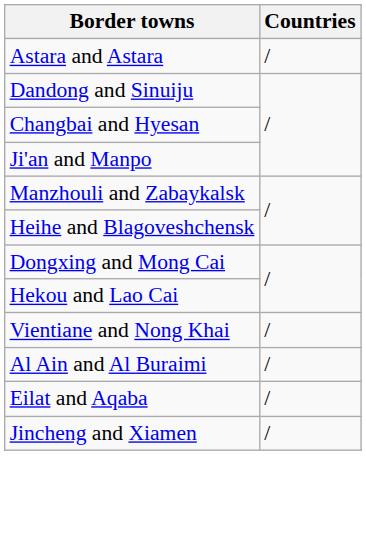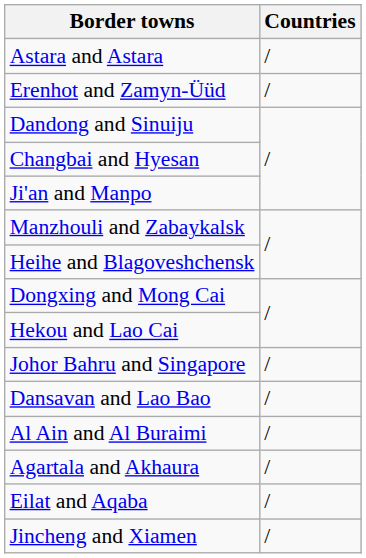+ row: (118, 90)
+ row: (128, 364)
- row: (120, 329)
+ row: (110, 398)
+ row: (104, 466)
